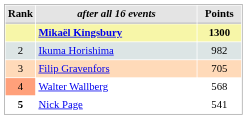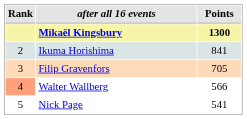(219, 50) 982 -> (219, 50) 841
(219, 86) 568 -> (219, 86) 566
(20, 104) bold -> (20, 104) normal
